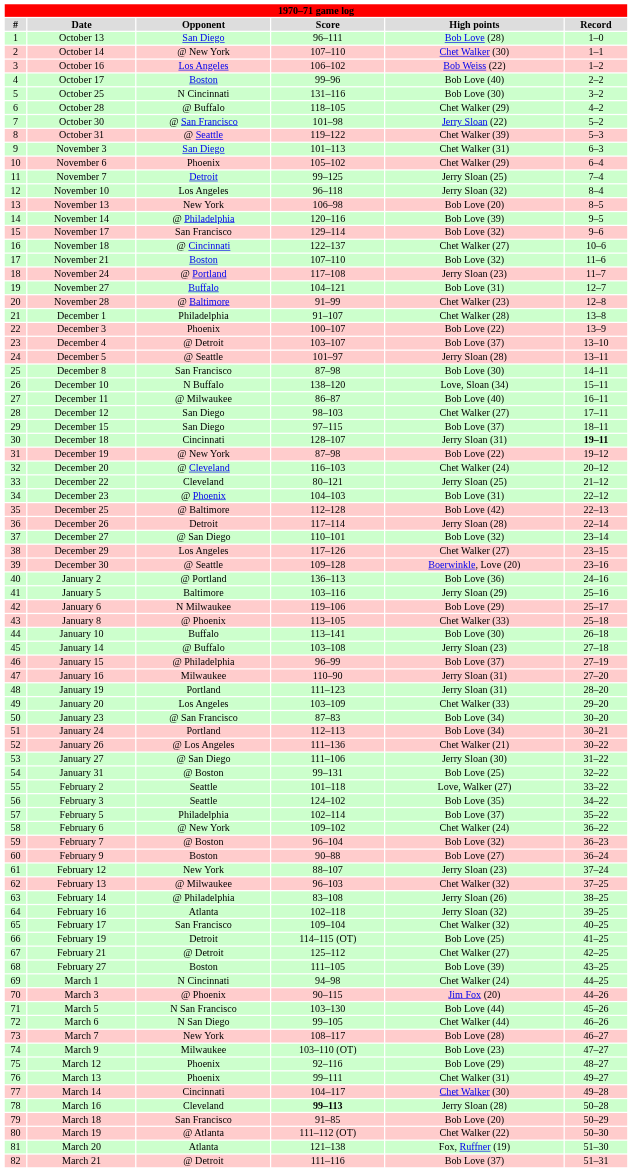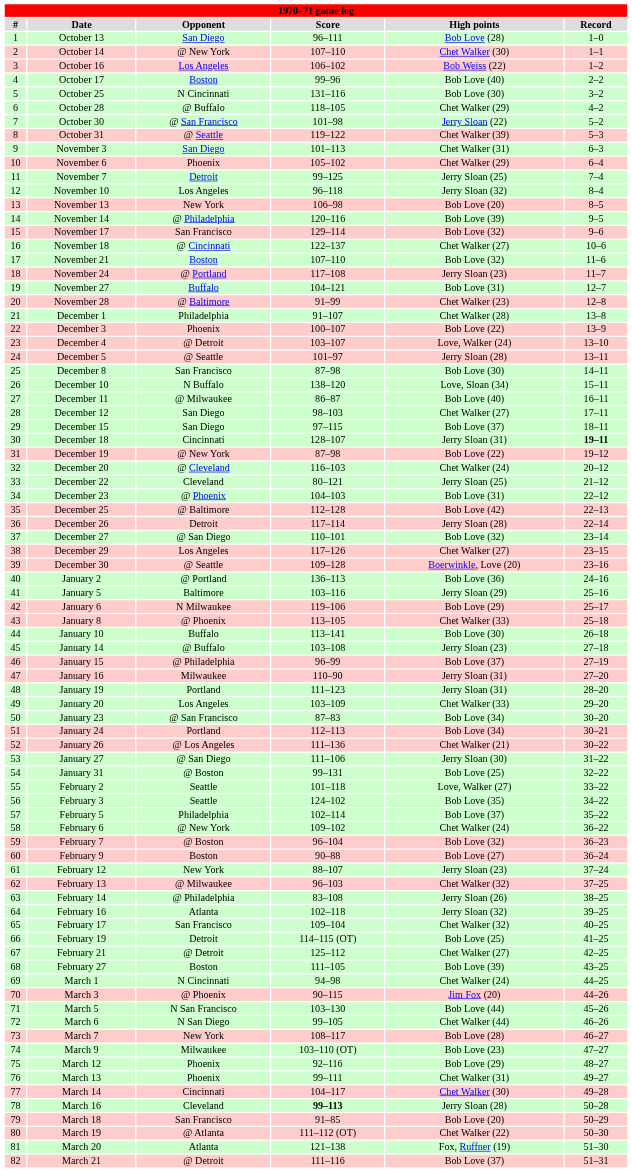(474, 343) Bob Love (37) -> (474, 343) Love, Walker (24)
